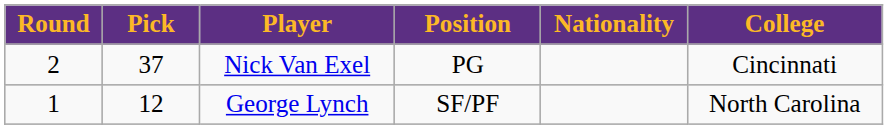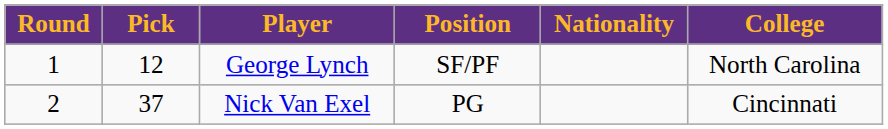rows swapped: (297, 104) <-> (297, 64)
